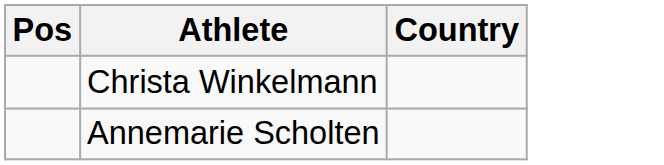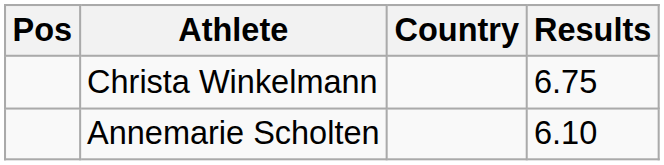+ column: (593, 30)
